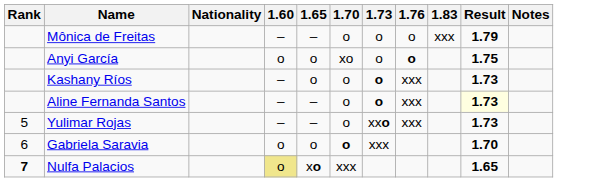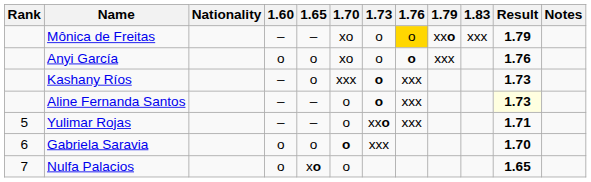+ column: (444, 15)
(346, 36) o -> (346, 36) xo
(412, 36) no background -> (412, 36) gold background
(485, 58) 1.75 -> (517, 58) 1.76
(346, 79) o -> (346, 79) xxx
(485, 123) 1.73 -> (517, 123) 1.71
(24, 166) bold -> (24, 166) normal
(281, 166) khaki background -> (281, 166) no background
(346, 166) xxx -> (346, 166) o
